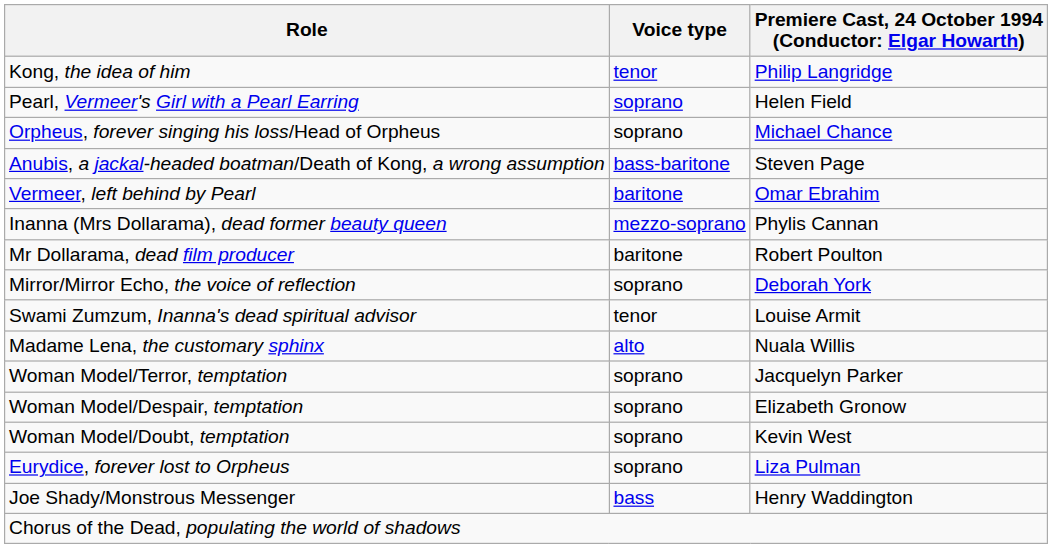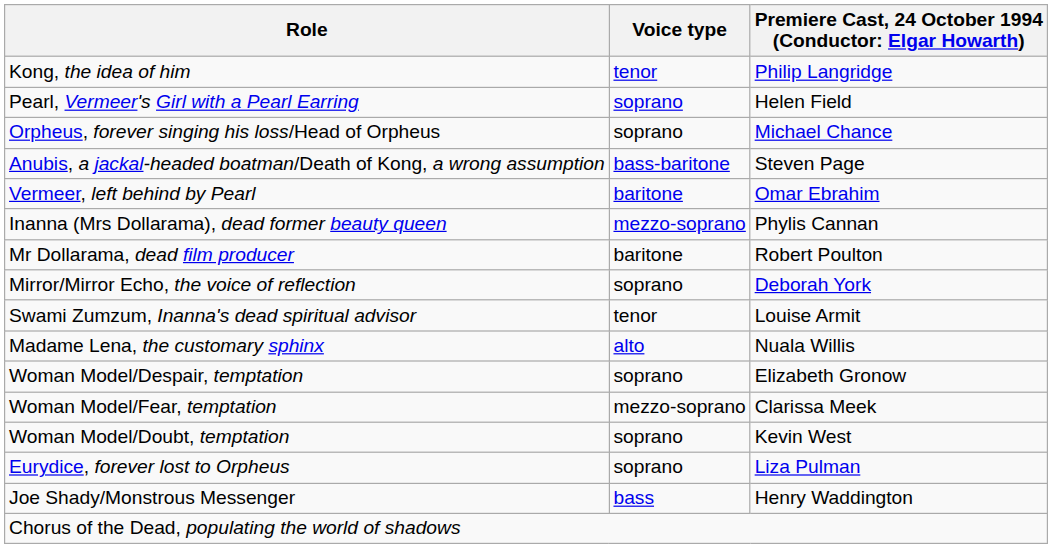- row: (148, 376)
+ row: (143, 406)
